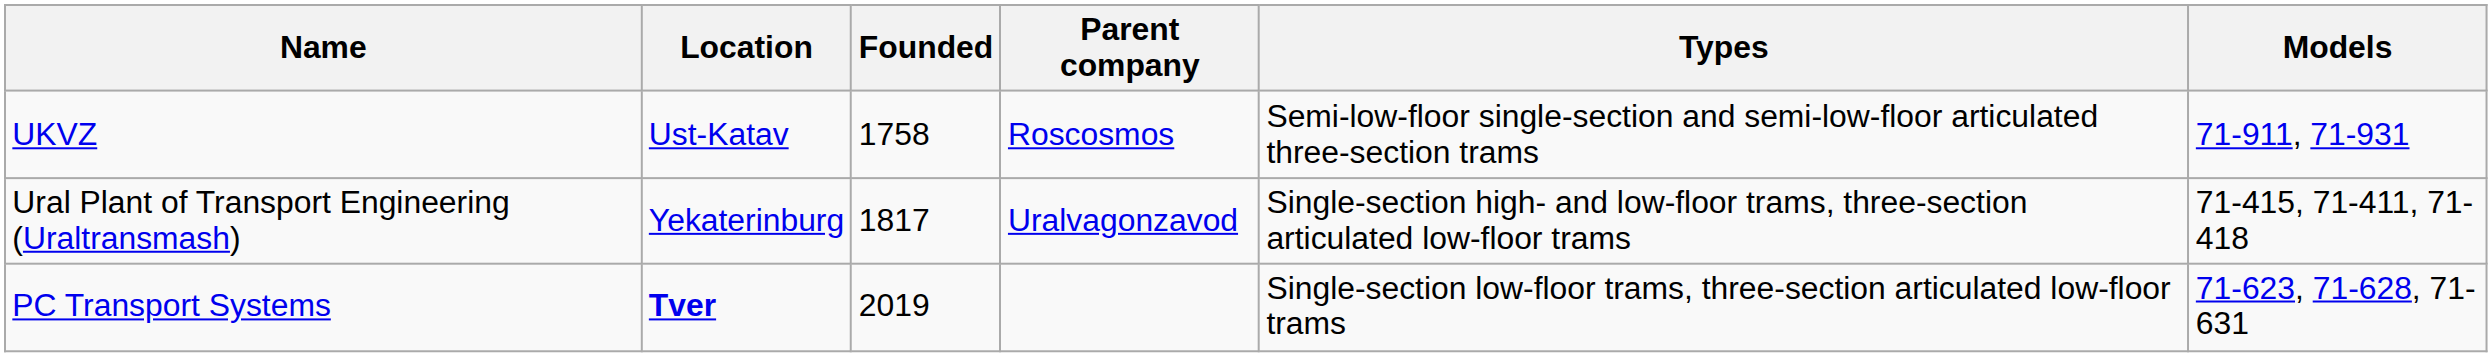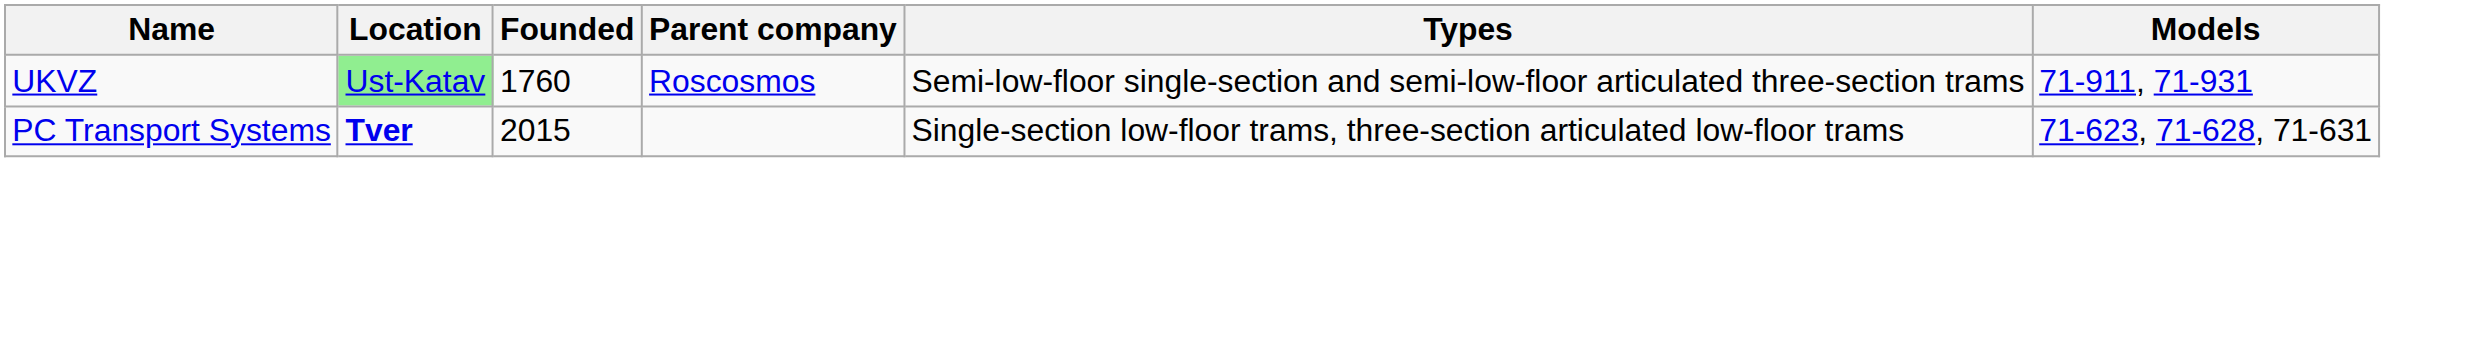(719, 133) no background -> (415, 80) lightgreen background
(894, 133) 1758 -> (535, 80) 1760
- row: (261, 220)
(894, 306) 2019 -> (535, 130) 2015
